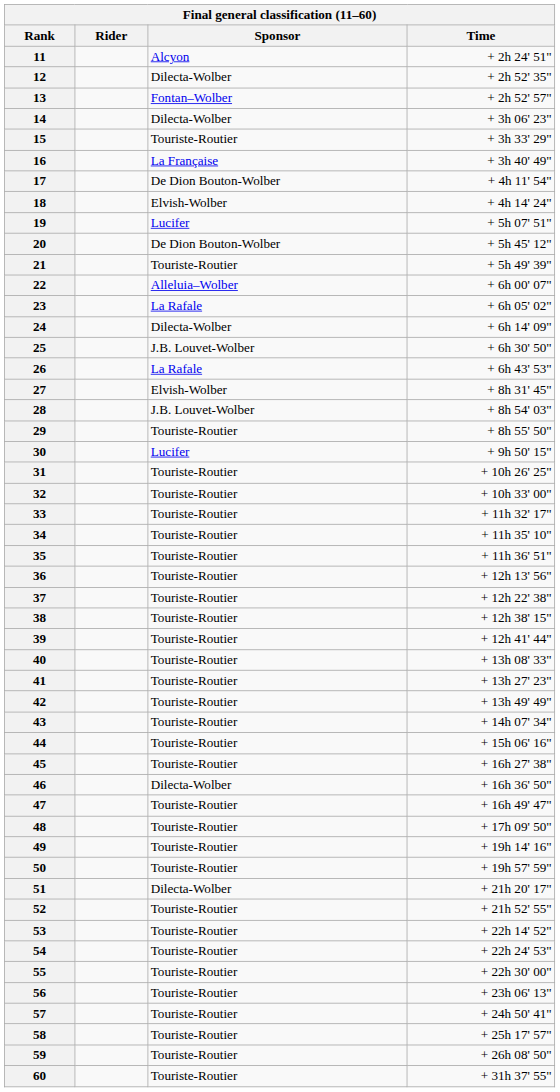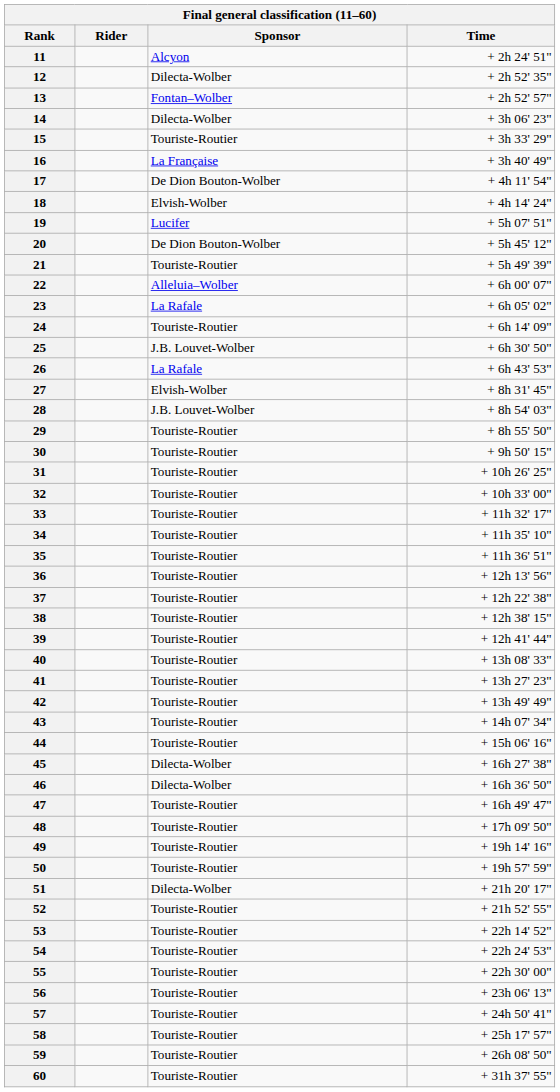(191, 327) Dilecta-Wolber -> (194, 327) Touriste-Routier
(170, 451) Lucifer -> (194, 451) Touriste-Routier
(194, 763) Touriste-Routier -> (191, 763) Dilecta-Wolber
